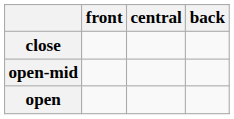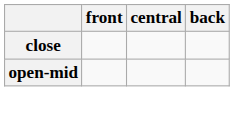- row: (43, 99)
